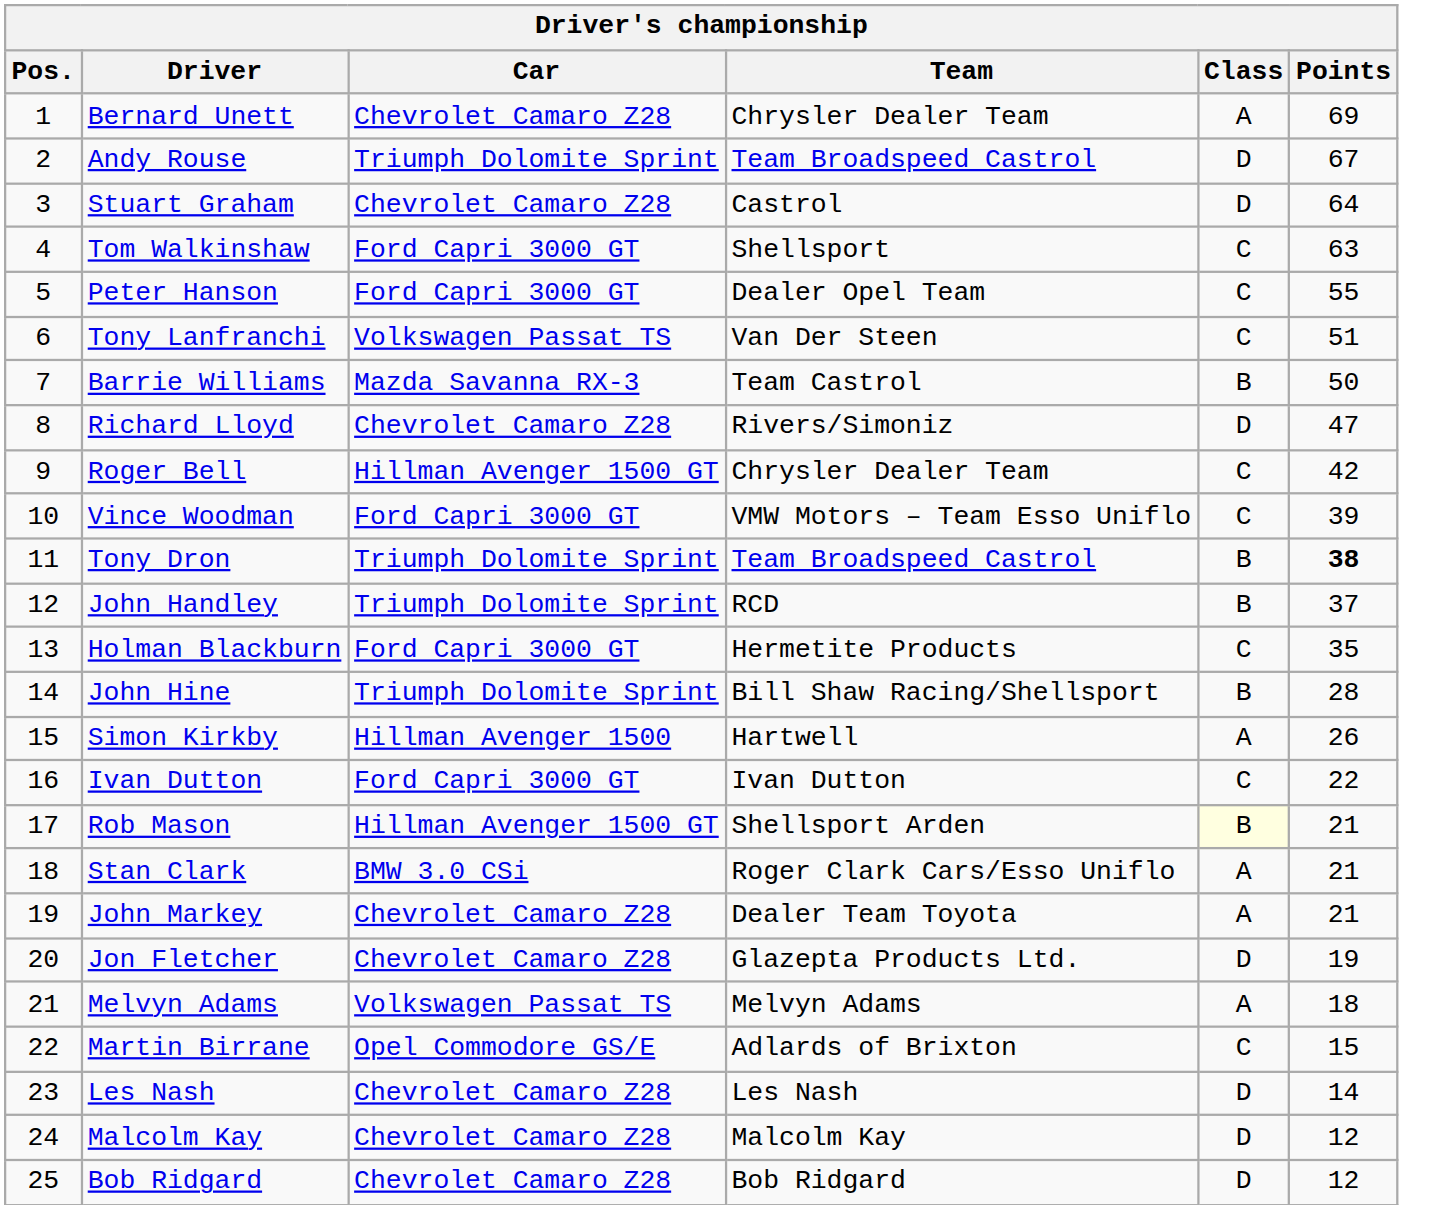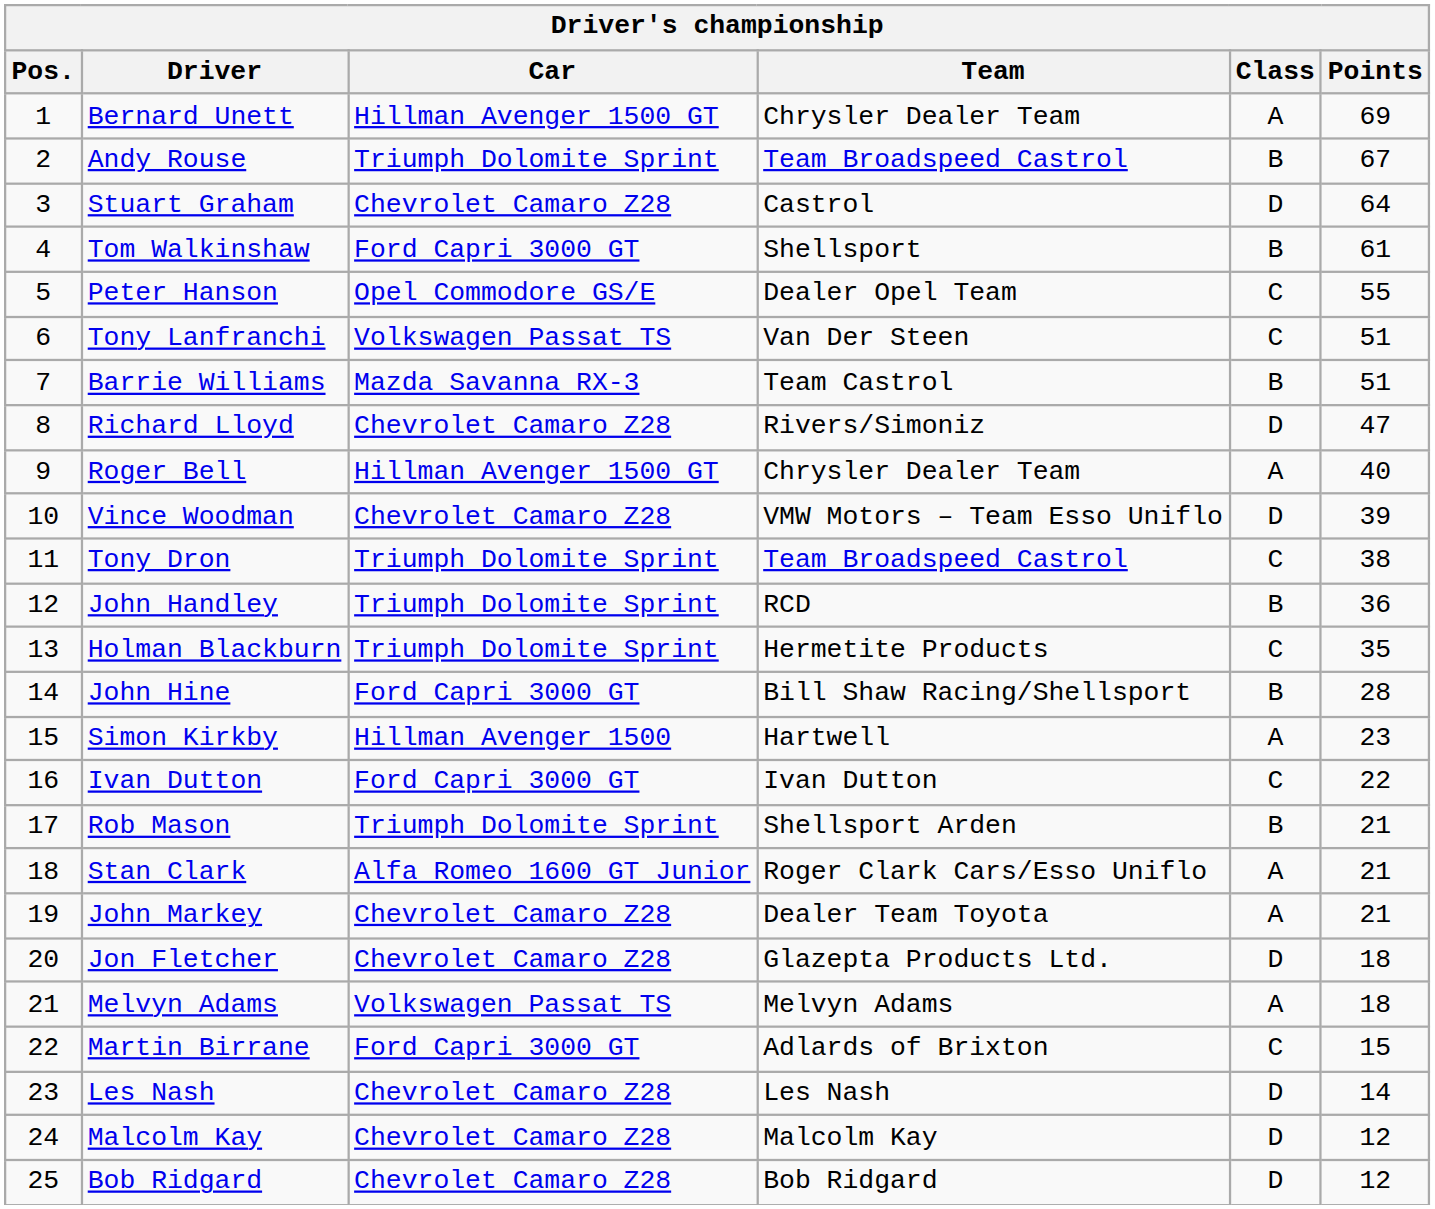(513, 116) Chevrolet Camaro Z28 -> (536, 116) Hillman Avenger 1500 GT
(1244, 160) D -> (1275, 160) B
(1244, 249) C -> (1275, 249) B
(1344, 249) 63 -> (1375, 249) 61
(497, 294) Ford Capri 3000 GT -> (505, 294) Opel Commodore GS/E
(1344, 382) 50 -> (1375, 382) 51
(1244, 471) C -> (1275, 471) A
(1344, 471) 42 -> (1375, 471) 40
(497, 516) Ford Capri 3000 GT -> (513, 516) Chevrolet Camaro Z28
(1244, 516) C -> (1275, 516) D
(1244, 560) B -> (1275, 560) C
(1344, 560) bold -> (1375, 560) normal
(1344, 605) 37 -> (1375, 605) 36
(497, 649) Ford Capri 3000 GT -> (536, 649) Triumph Dolomite Sprint
(536, 693) Triumph Dolomite Sprint -> (497, 693) Ford Capri 3000 GT
(1344, 738) 26 -> (1375, 738) 23
(536, 827) Hillman Avenger 1500 GT -> (536, 827) Triumph Dolomite Sprint
(1244, 827) lightyellow background -> (1275, 827) no background
(441, 871) BMW 3.0 CSi -> (552, 871) Alfa Romeo 1600 GT Junior
(1344, 960) 19 -> (1375, 960) 18
(505, 1049) Opel Commodore GS/E -> (497, 1049) Ford Capri 3000 GT
